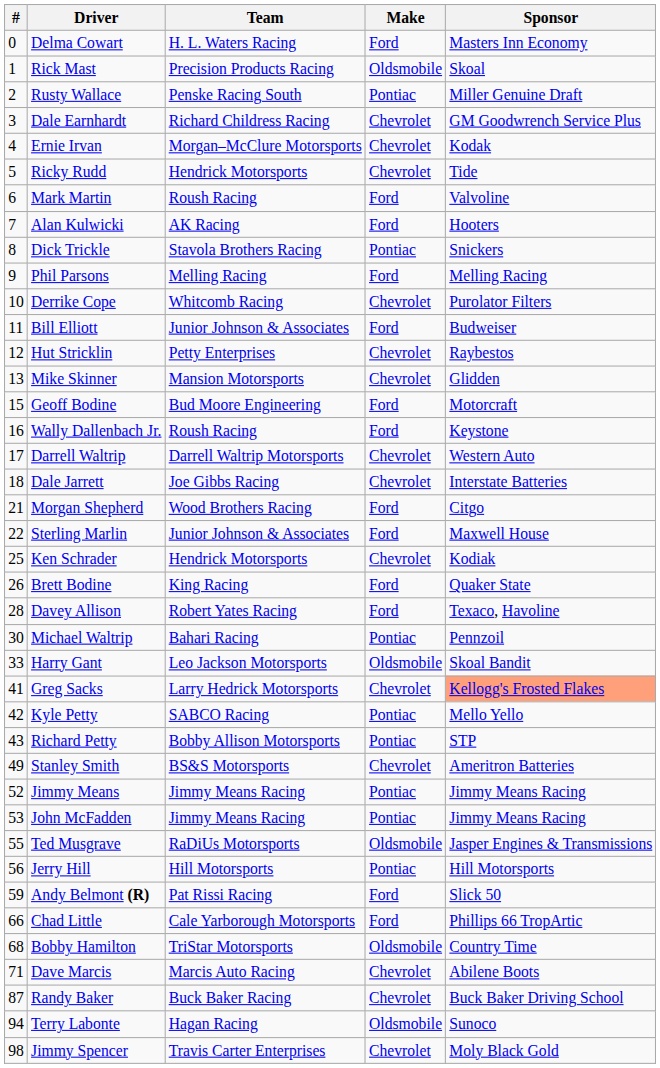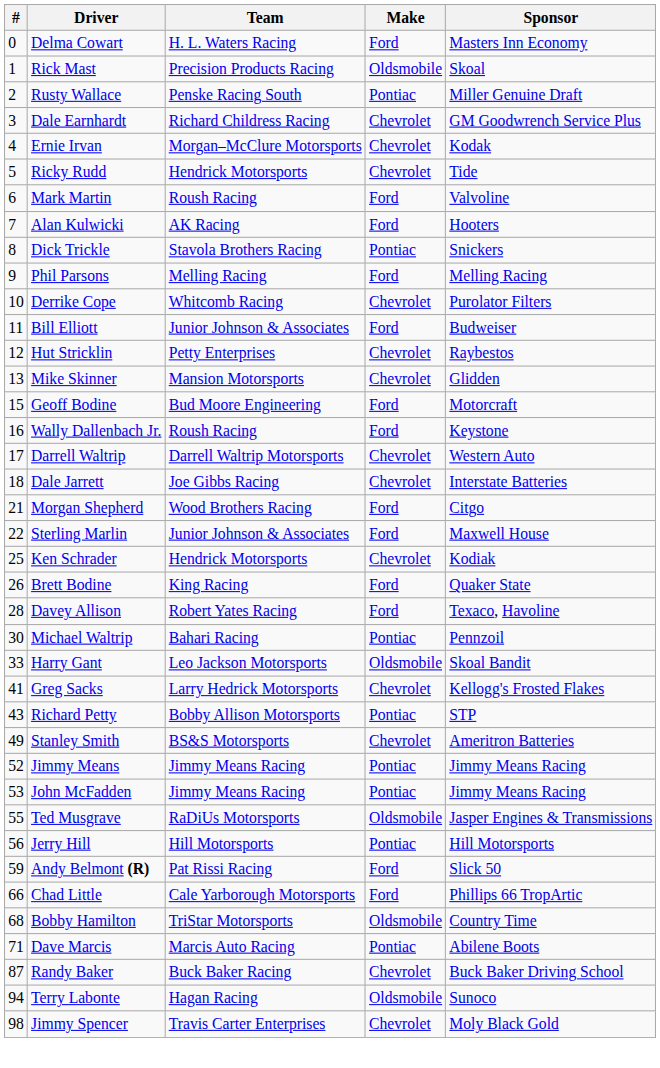(527, 688) lightsalmon background -> (527, 688) no background
- row: (64, 714)
(400, 972) Chevrolet -> (393, 946) Pontiac
